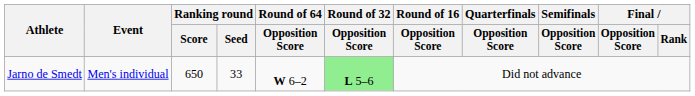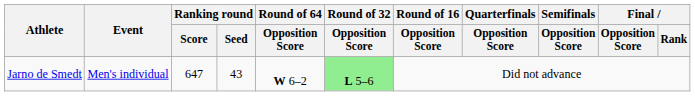(194, 74) 650 -> (194, 74) 647
(236, 74) 33 -> (236, 74) 43
